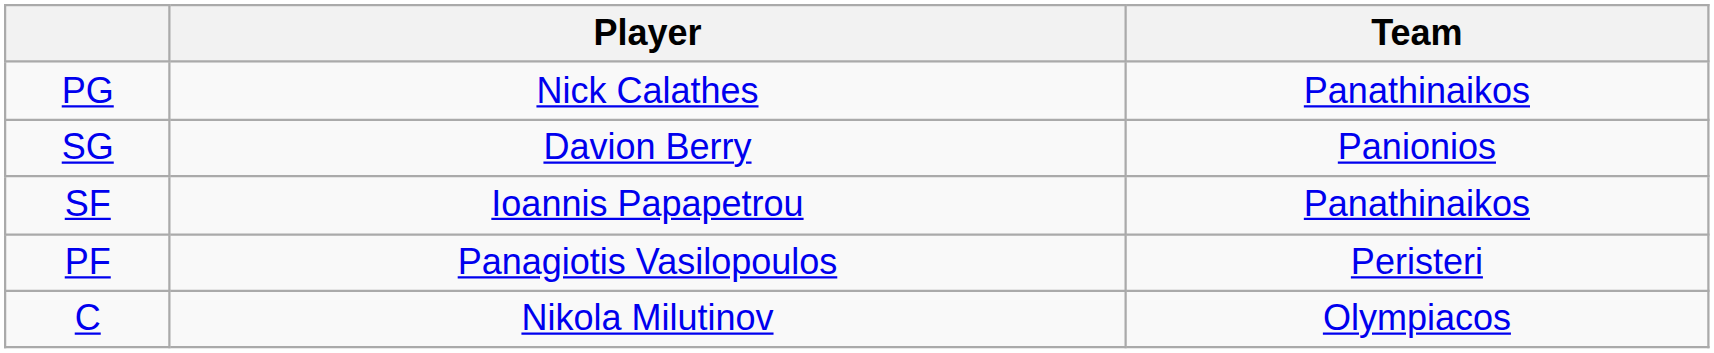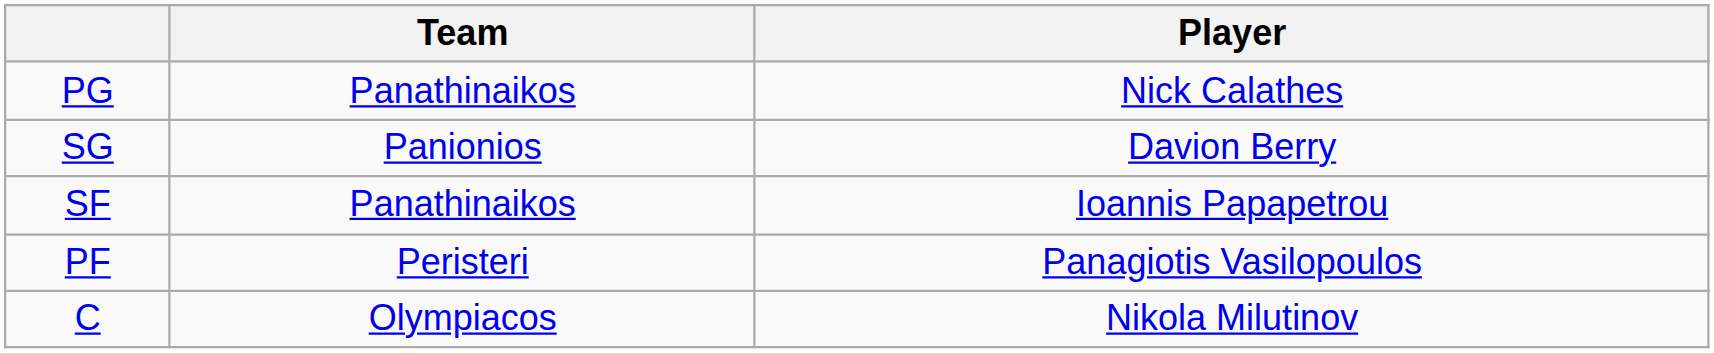columns swapped: (647, 33) <-> (1417, 33)
